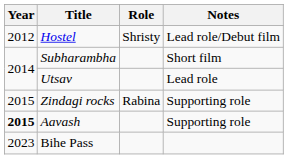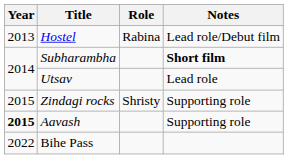(21, 36) 2012 -> (21, 36) 2013
(141, 36) Shristy -> (141, 36) Rabina
(194, 57) normal -> (196, 57) bold
(141, 100) Rabina -> (141, 100) Shristy
(21, 143) 2023 -> (21, 143) 2022
